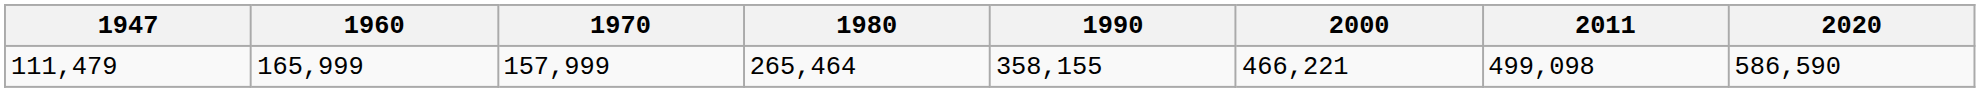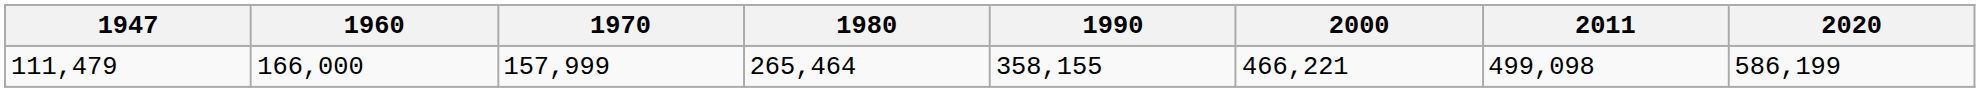(310, 67) 165,999 -> (310, 67) 166,000
(1788, 67) 586,590 -> (1788, 67) 586,199
